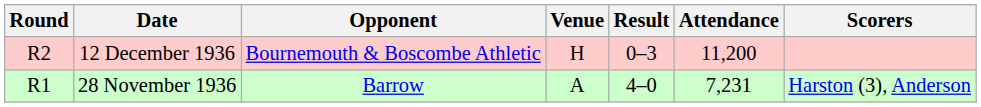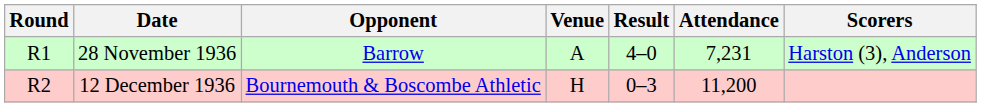rows swapped: (157, 85) <-> (157, 53)
